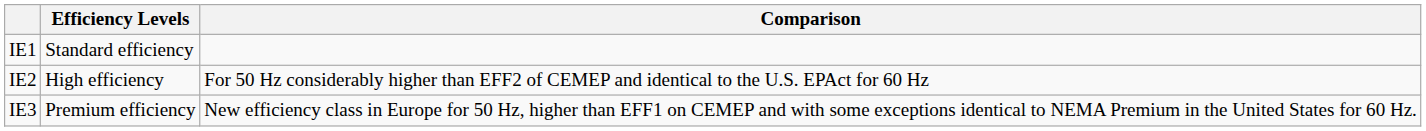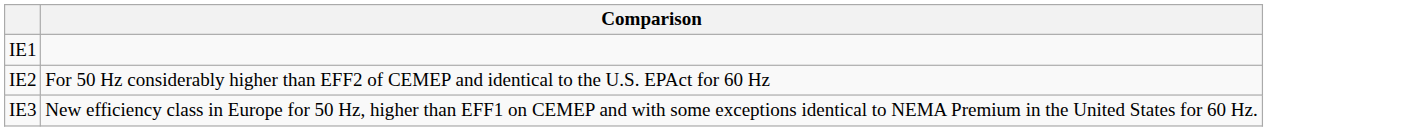- column: (120, 19)
